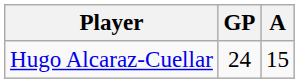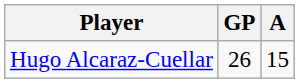(239, 59) 24 -> (239, 59) 26
